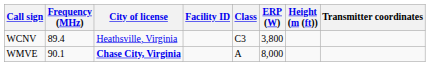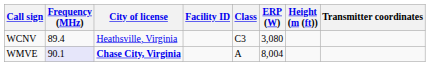(272, 38) 3,800 -> (272, 38) 3,080
(56, 54) no background -> (56, 54) lavender background
(272, 54) 8,000 -> (272, 54) 8,004
